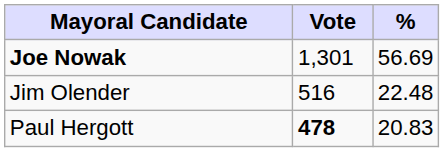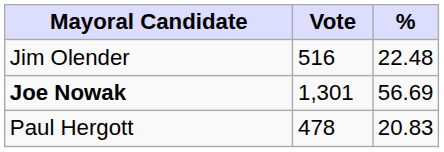rows swapped: (68, 57) <-> (70, 92)
(317, 127) bold -> (317, 127) normal
